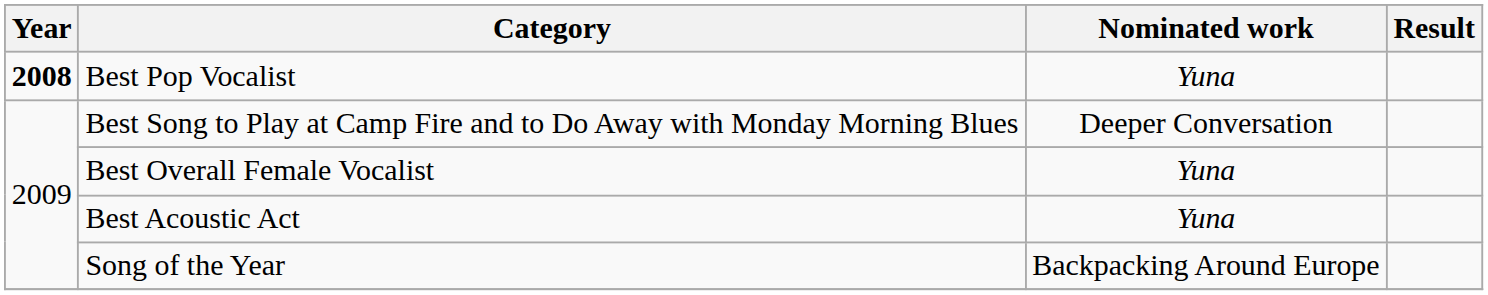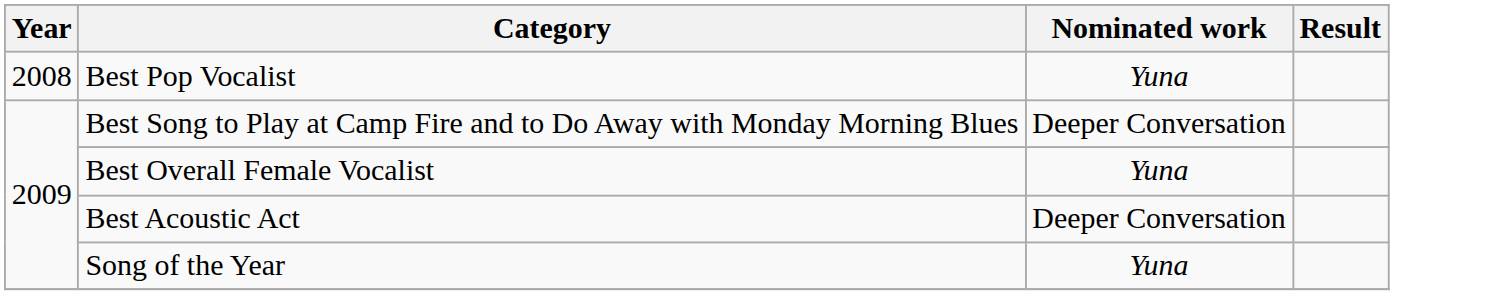(42, 75) bold -> (42, 75) normal
(1206, 218) Yuna -> (1159, 218) Deeper Conversation
(1206, 265) Backpacking Around Europe -> (1159, 265) Yuna
